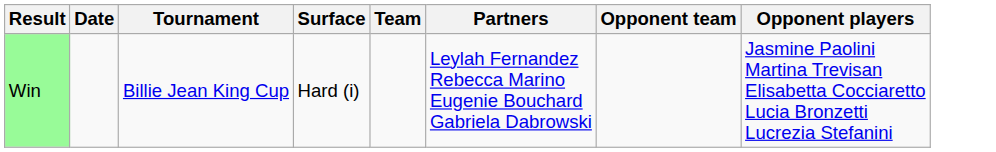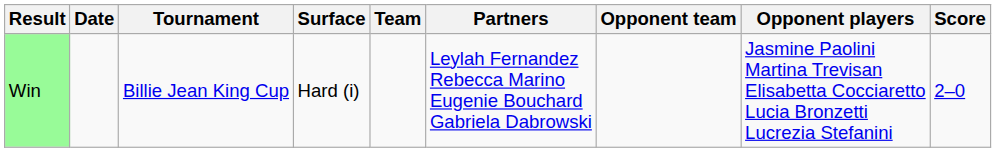+ column: (960, 19)
